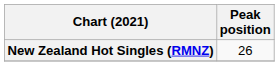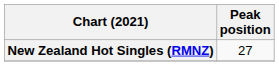(245, 50) 26 -> (245, 50) 27
